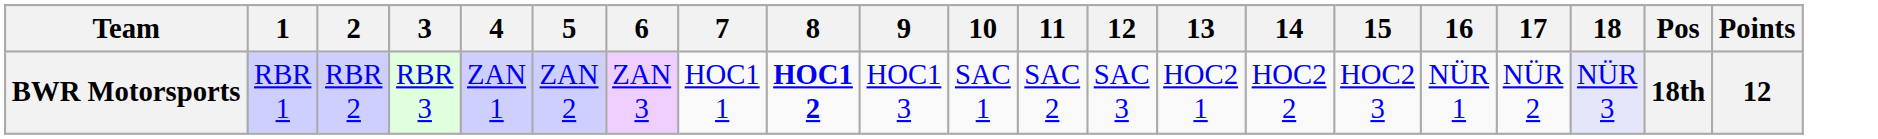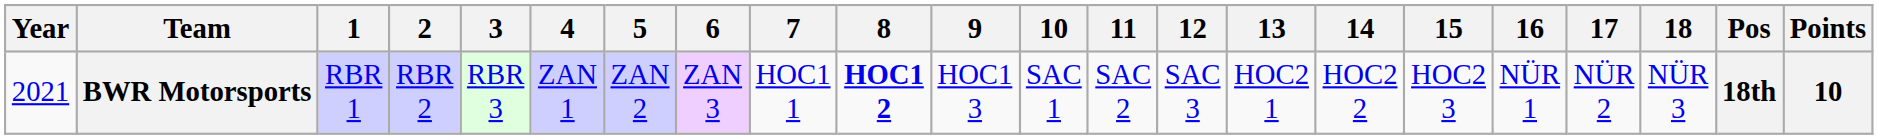+ column: (41, 27)
(1607, 91) lavender background -> (1678, 91) no background
(1757, 91) 12 -> (1828, 91) 10
